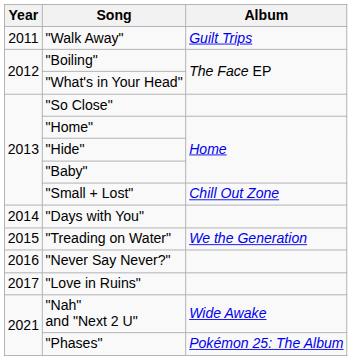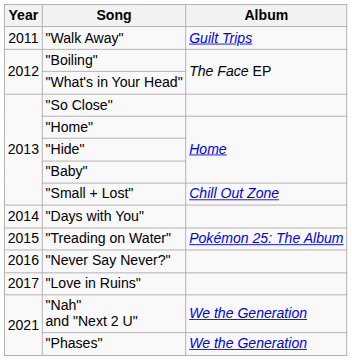(248, 238) We the Generation -> (266, 238) Pokémon 25: The Album
(228, 313) Wide Awake -> (248, 313) We the Generation
(266, 344) Pokémon 25: The Album -> (248, 344) We the Generation
